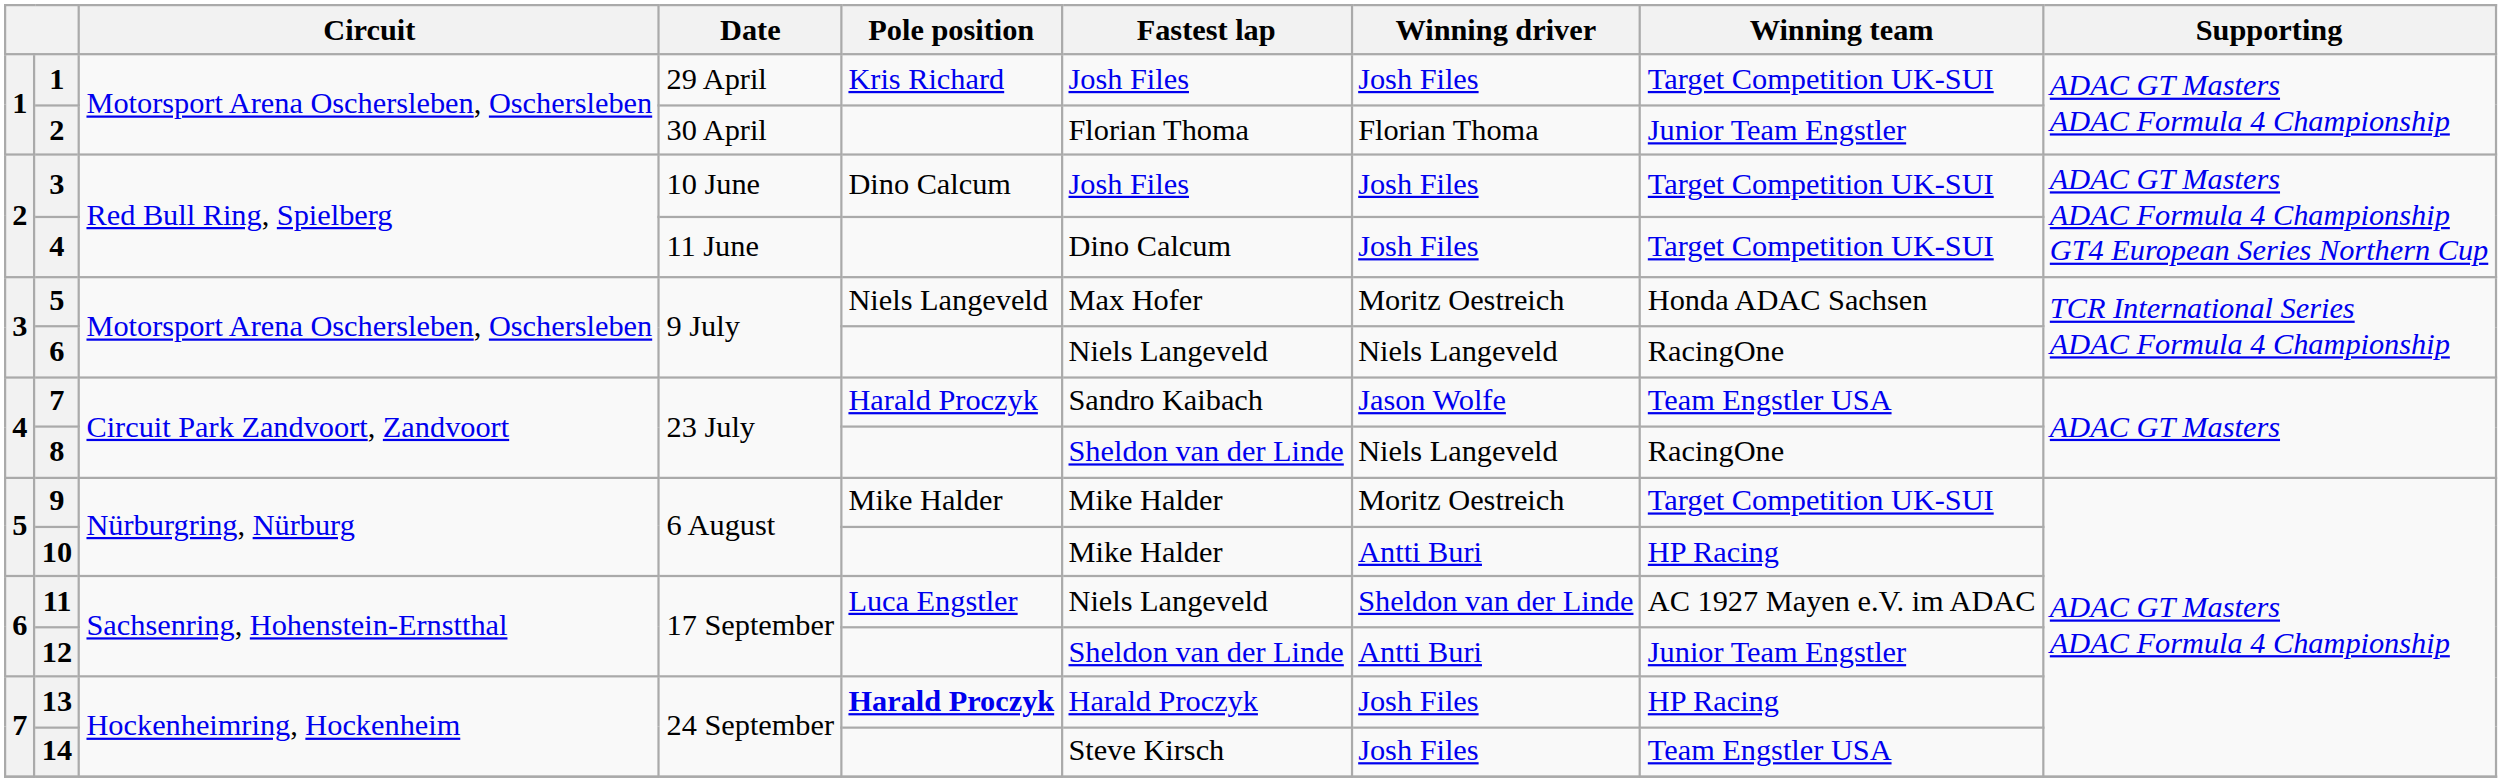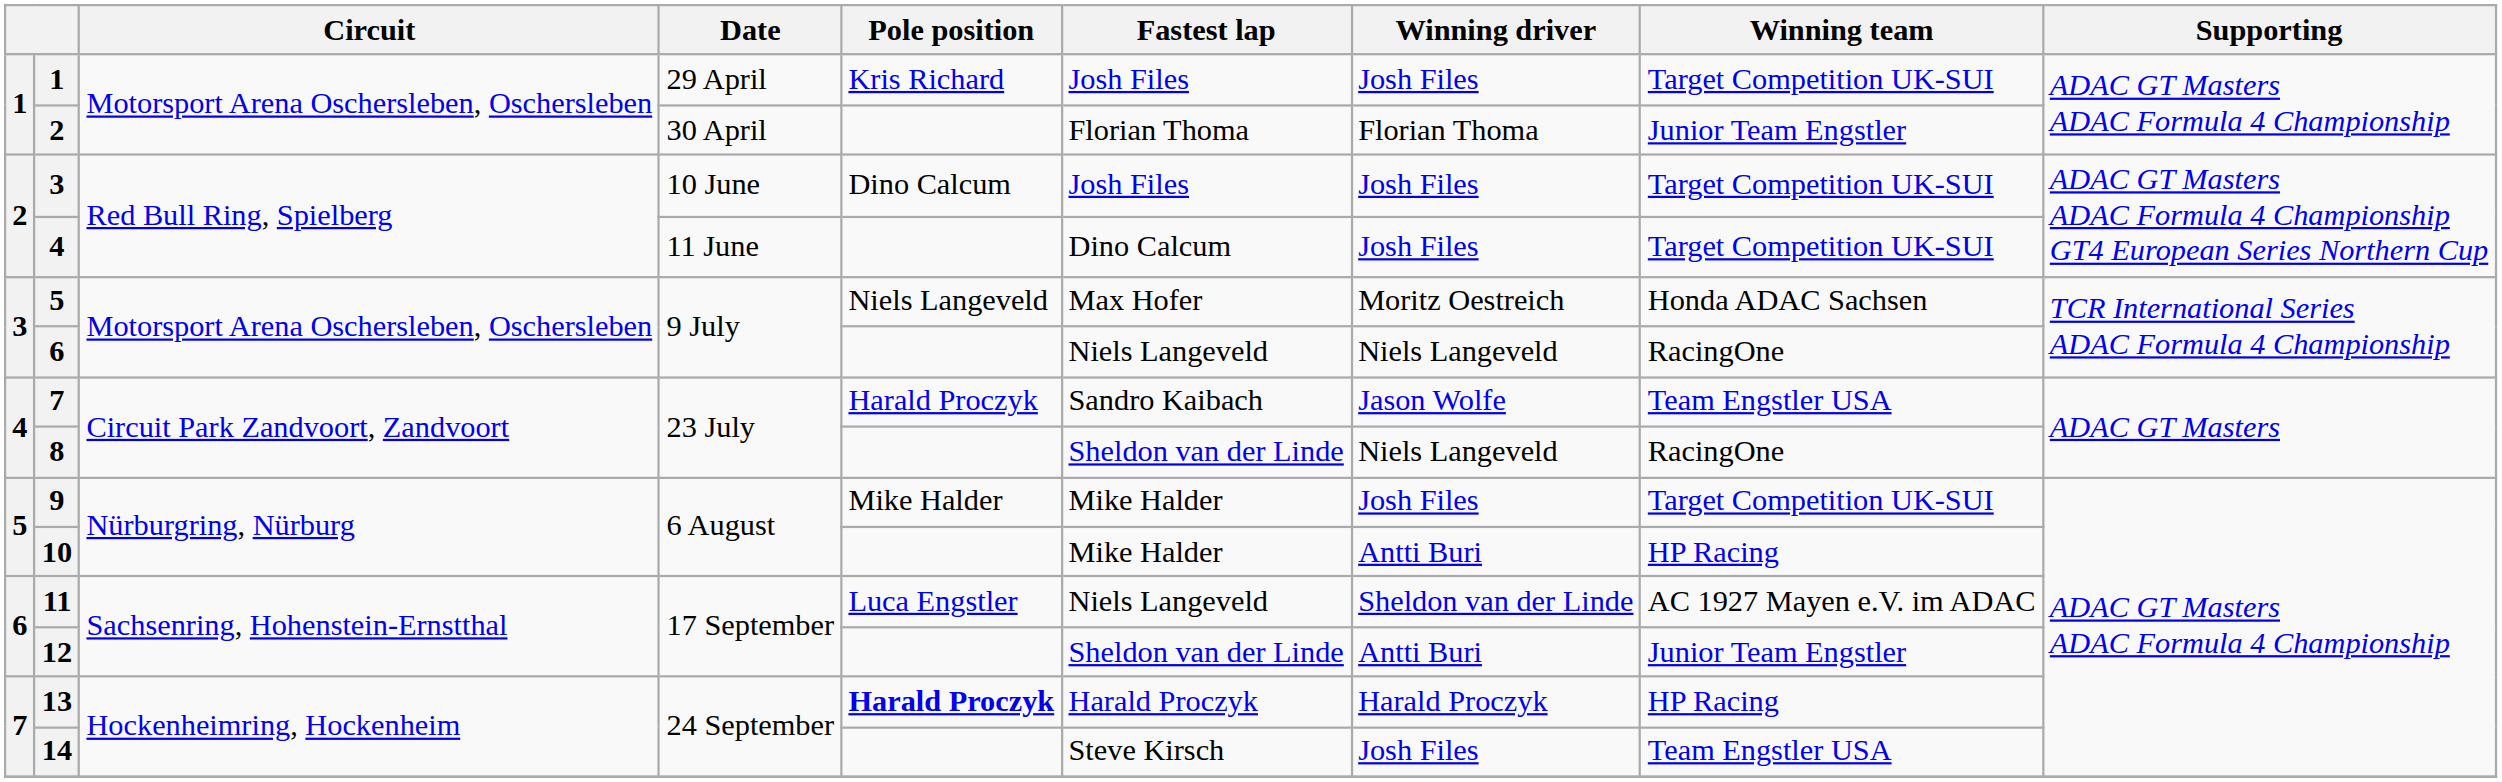(1461, 500) Moritz Oestreich -> (1418, 500) Josh Files
(1418, 700) Josh Files -> (1453, 700) Harald Proczyk
